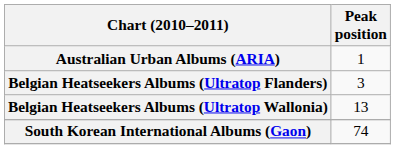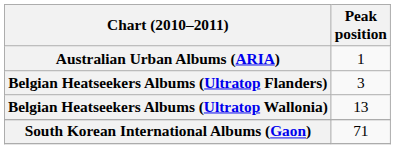(361, 131) 74 -> (361, 131) 71
